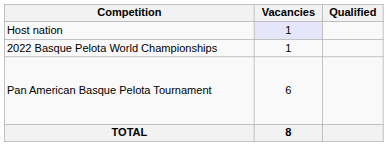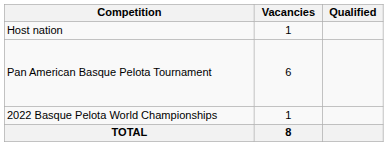(288, 30) lavender background -> (288, 30) no background
rows swapped: (112, 48) <-> (109, 90)
